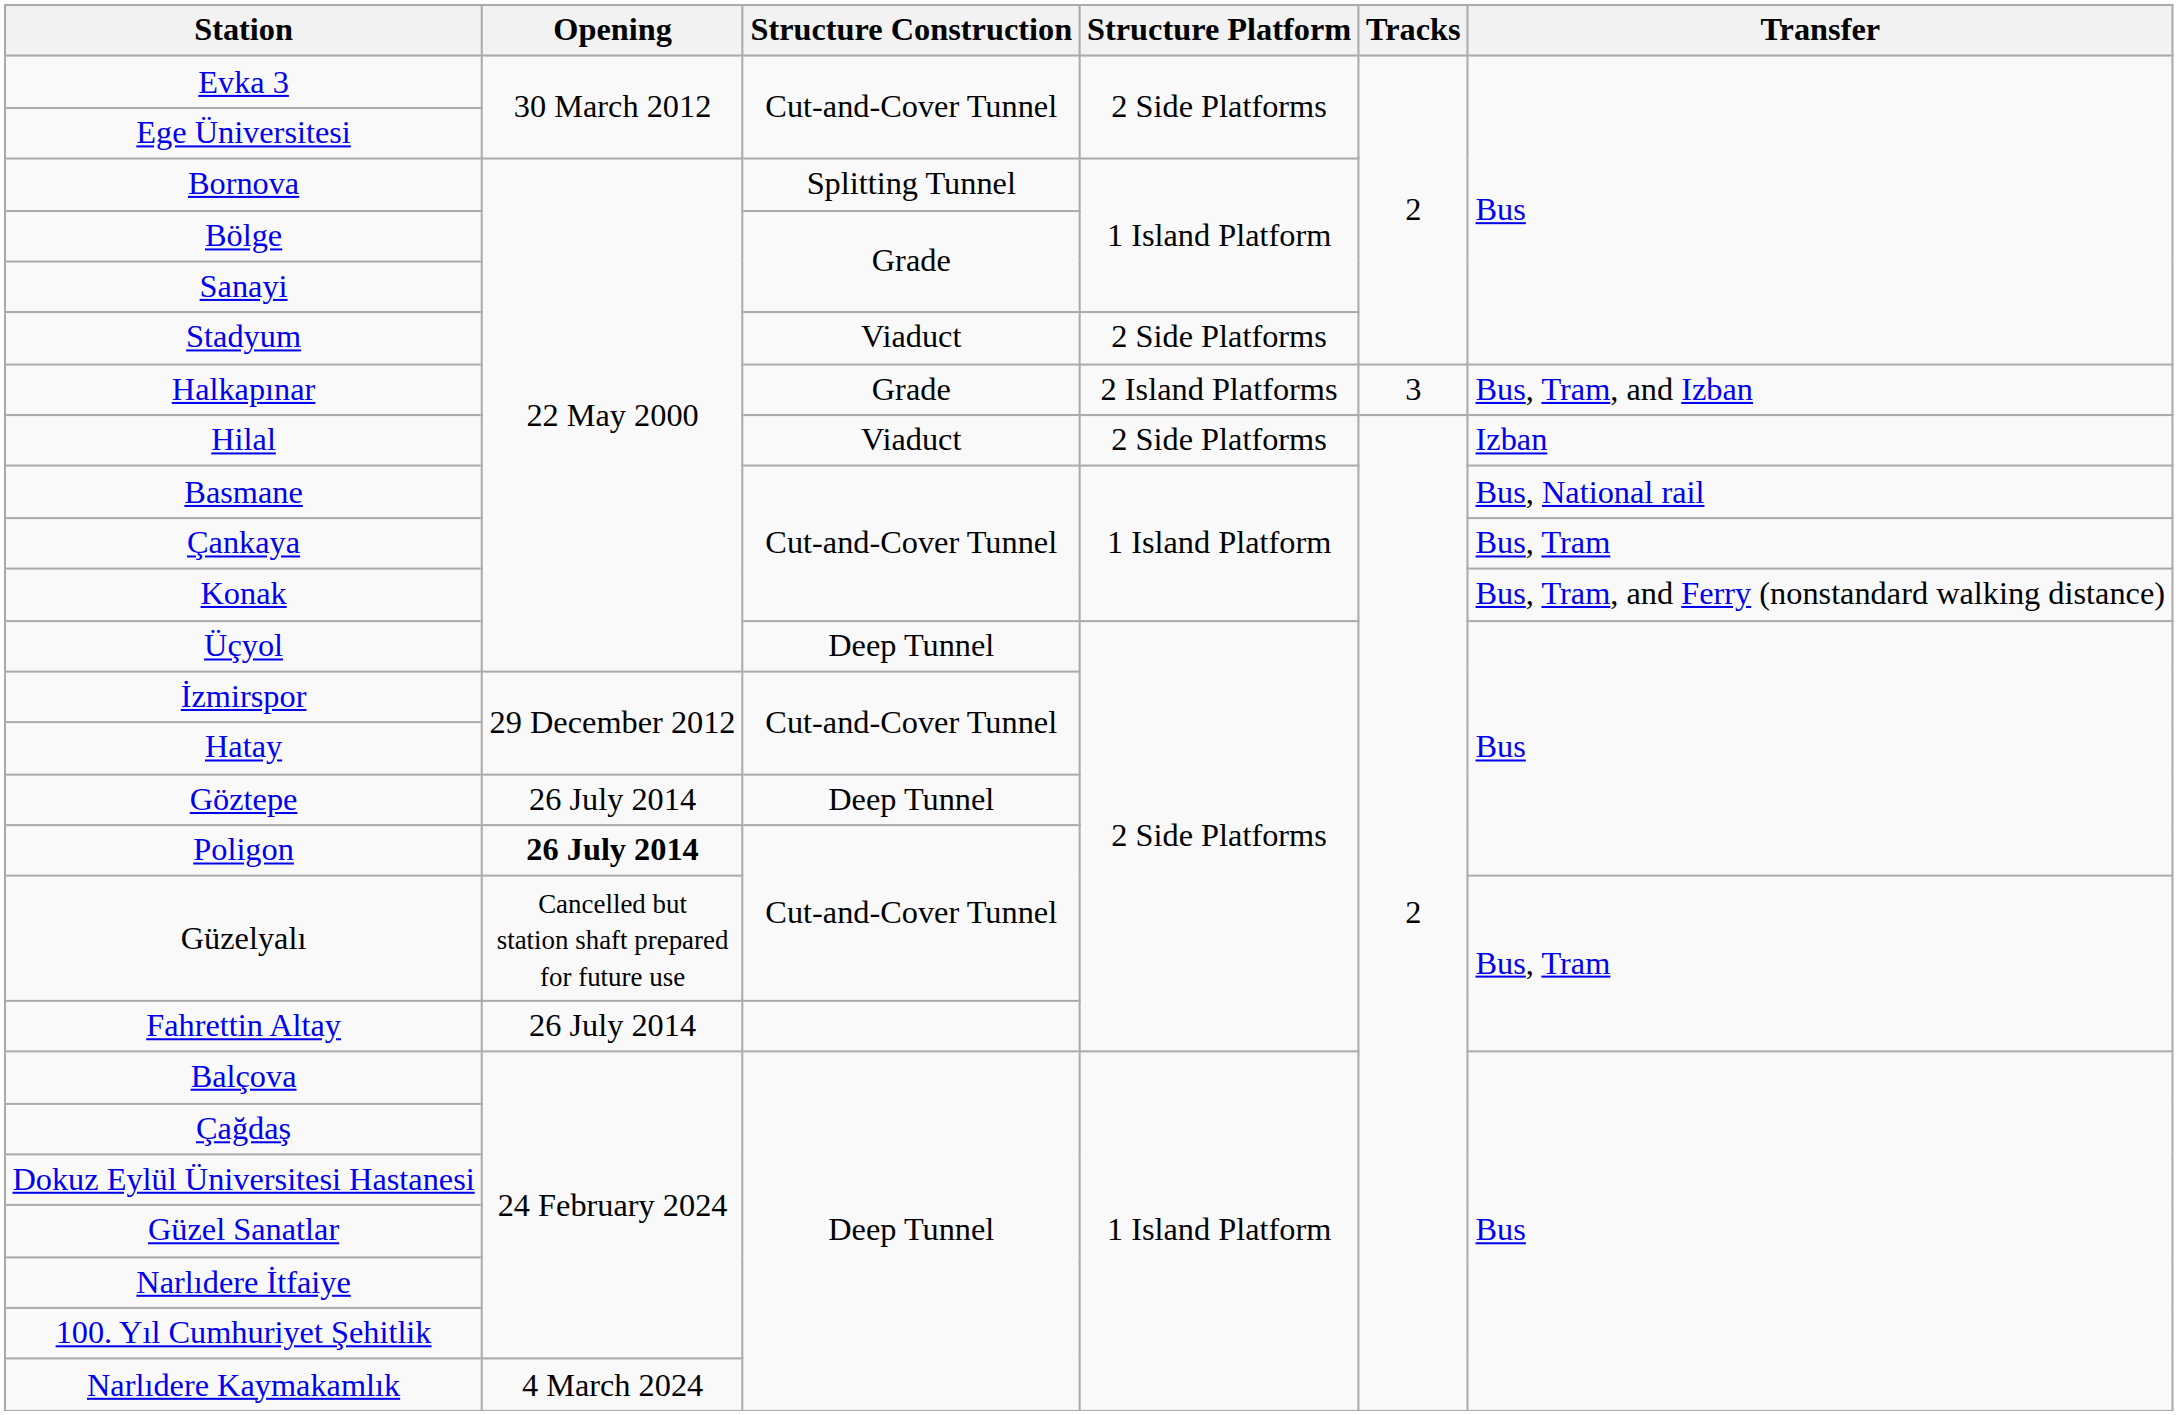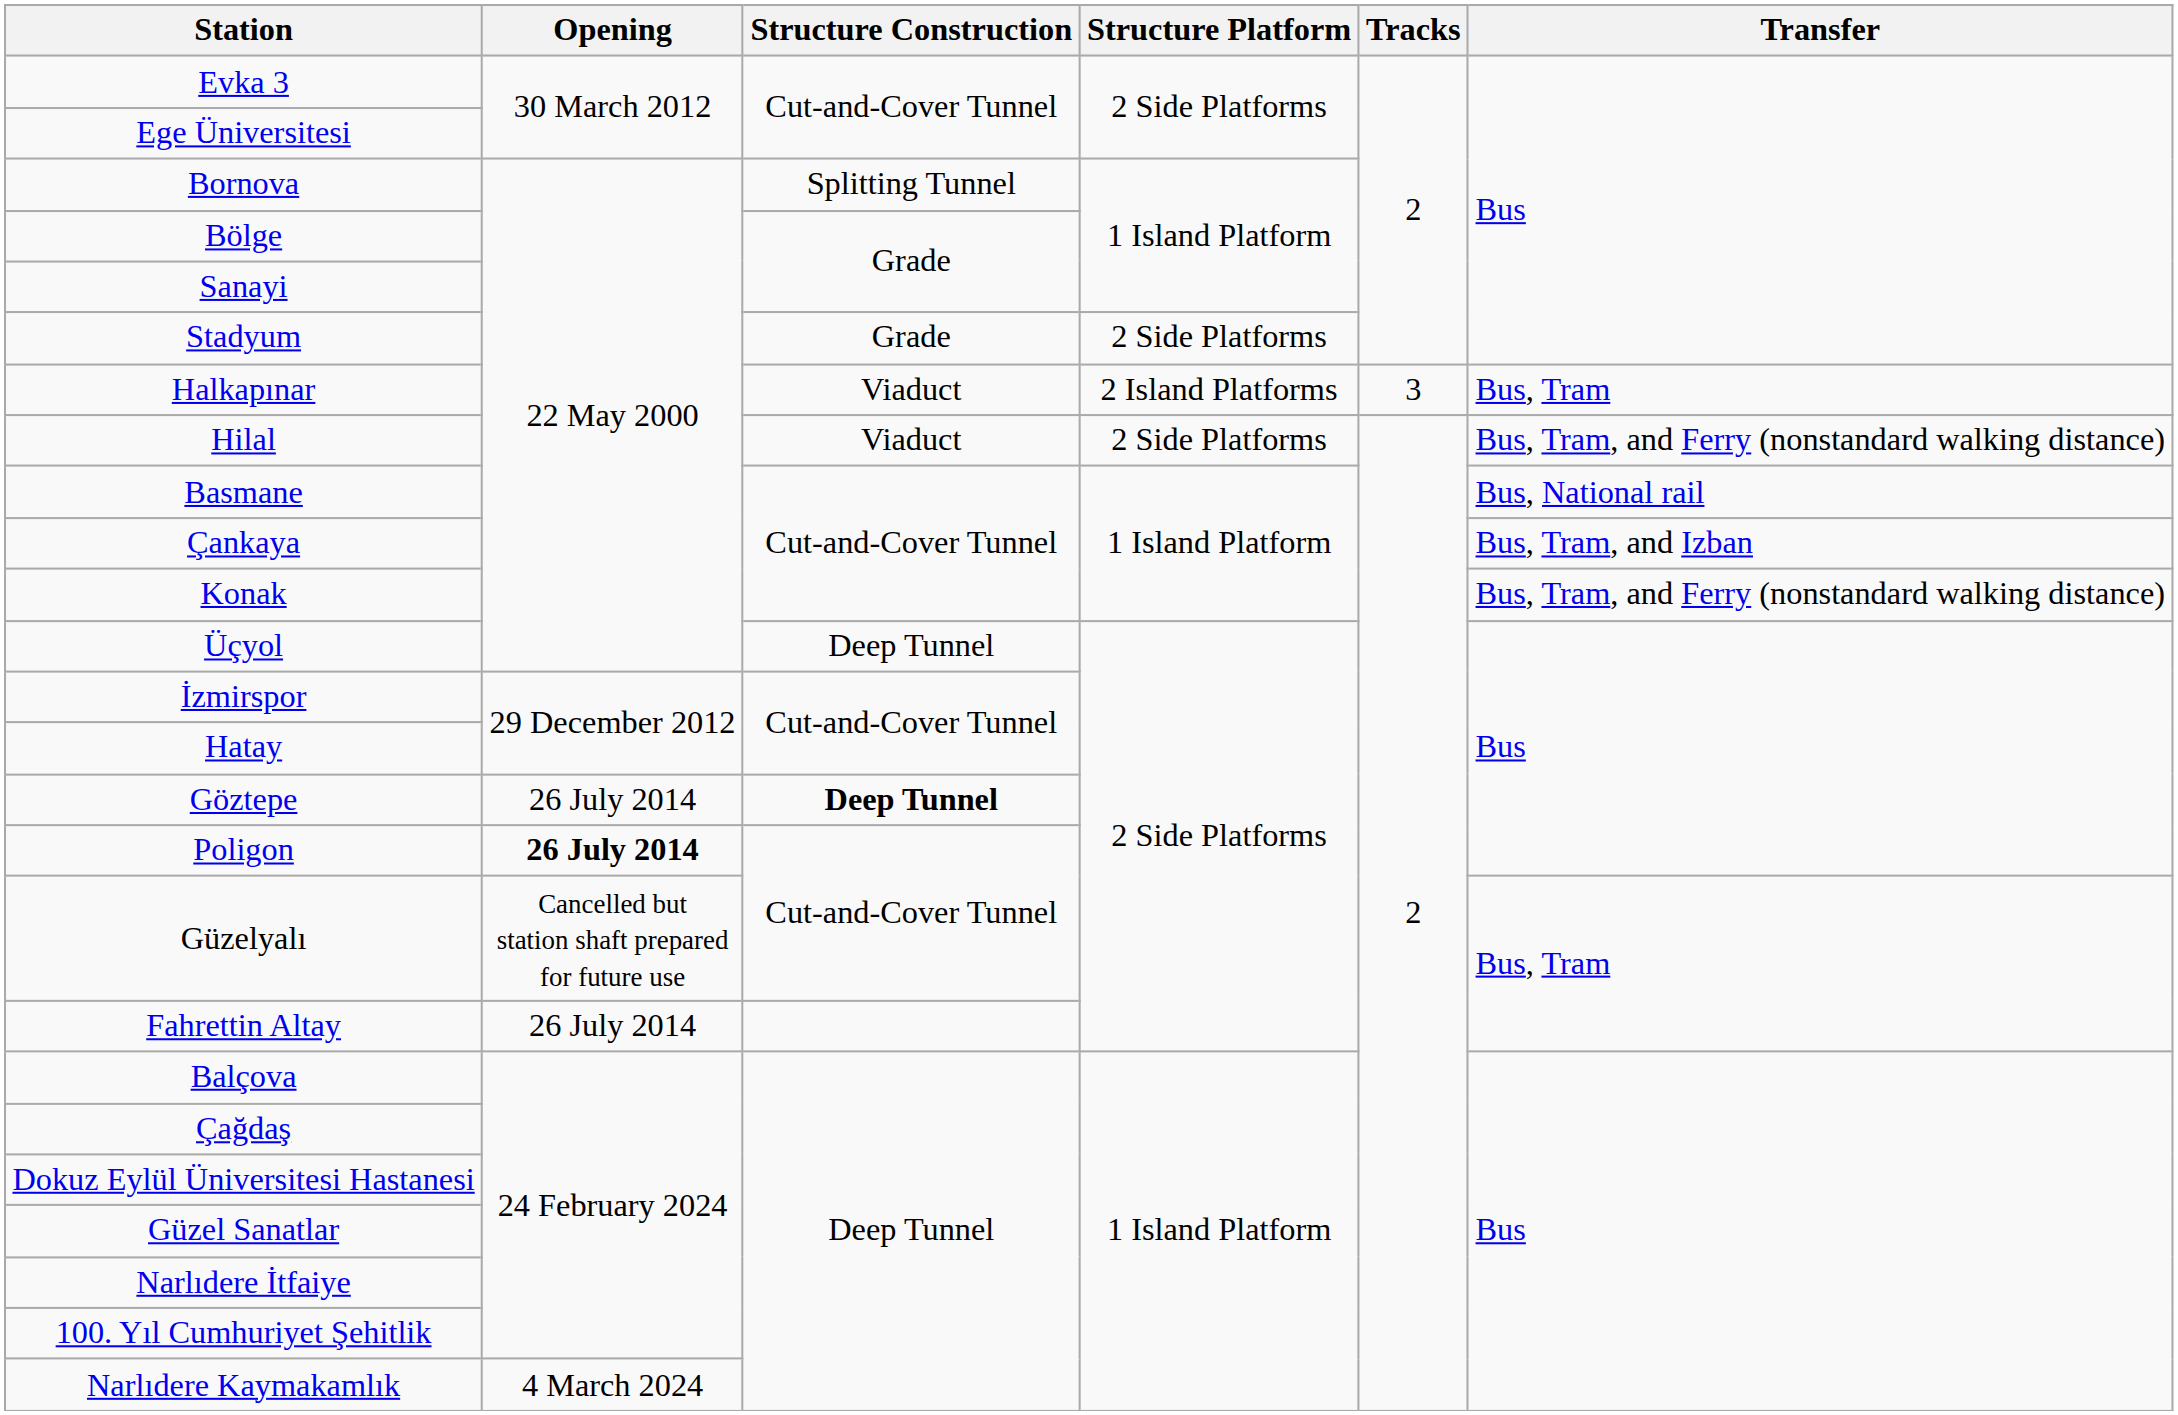(911, 337) Viaduct -> (911, 337) Grade
(911, 388) Grade -> (911, 388) Viaduct
(1614, 388) Bus, Tram, and Izban -> (1543, 388) Bus, Tram
(1511, 440) Izban -> (1820, 440) Bus, Tram, and Ferry (nonstandard walking distance)
(1543, 542) Bus, Tram -> (1614, 542) Bus, Tram, and Izban
(911, 798) normal -> (911, 798) bold
